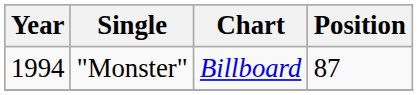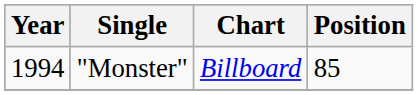(327, 68) 87 -> (327, 68) 85
